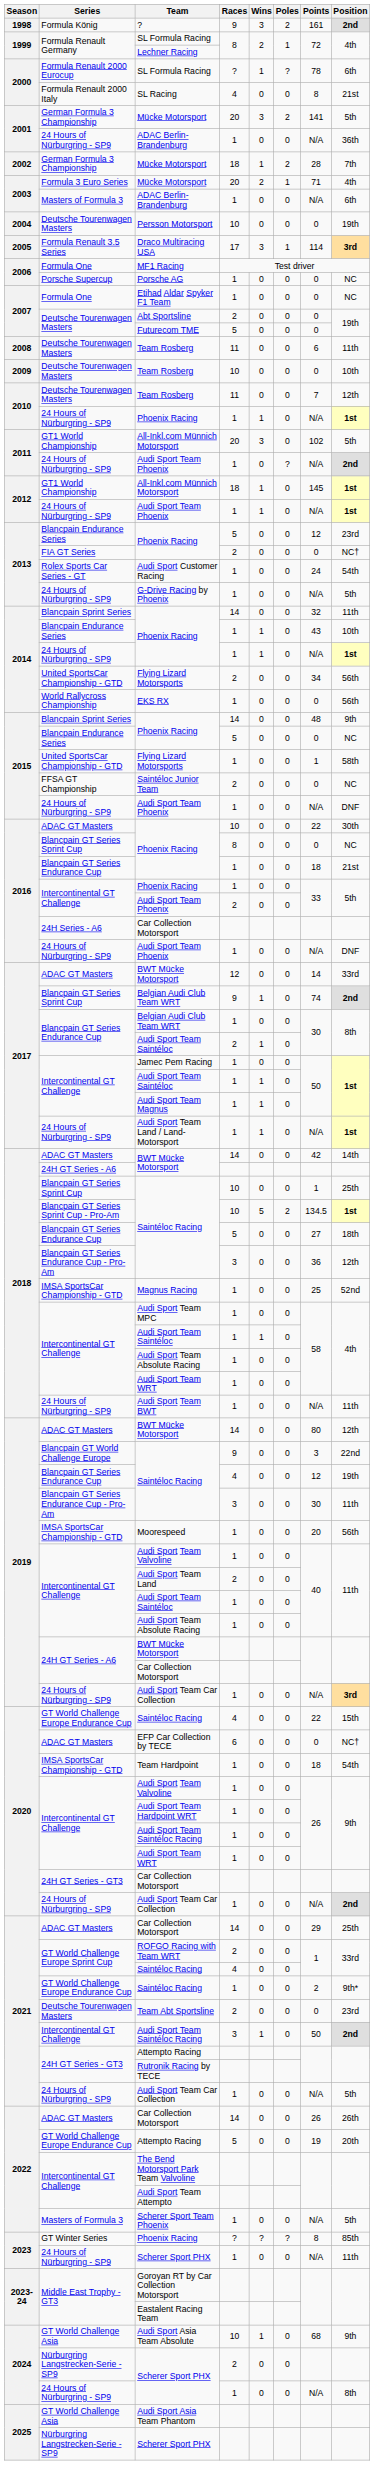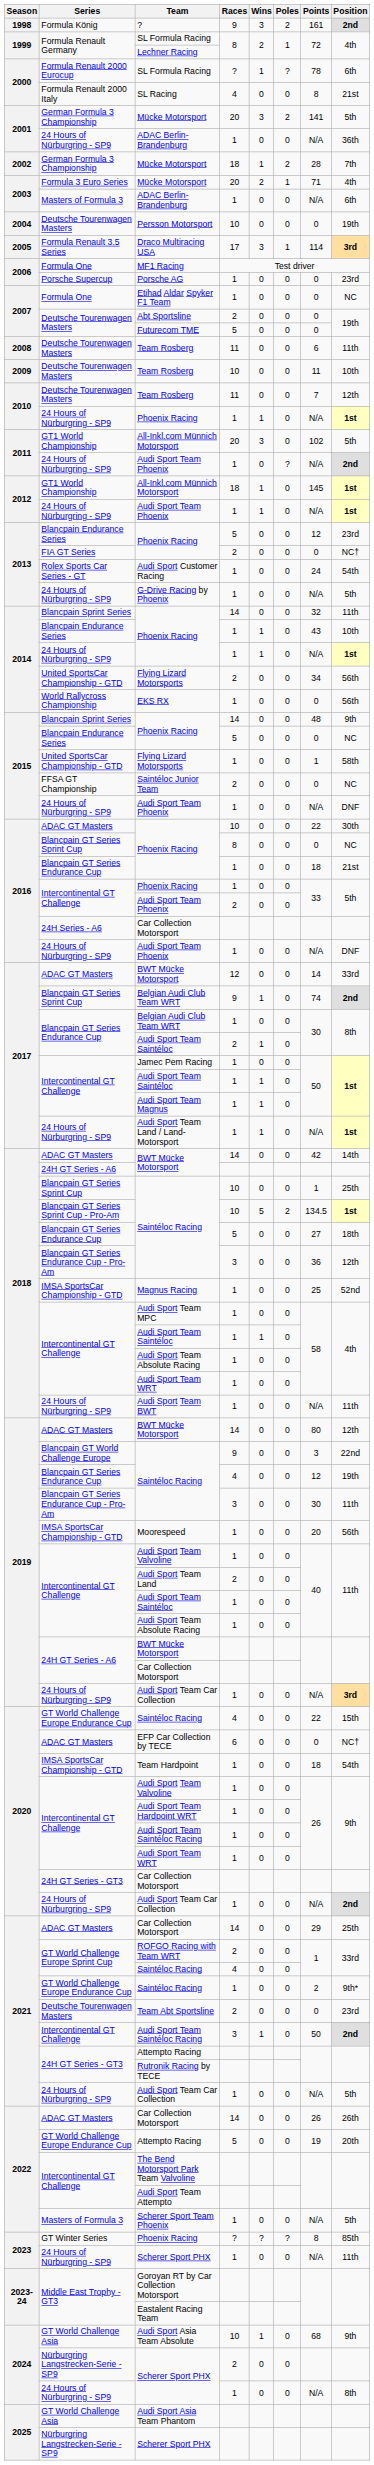(350, 279) NC -> (350, 279) 23rd
(316, 372) 0 -> (316, 372) 11
